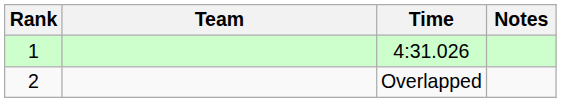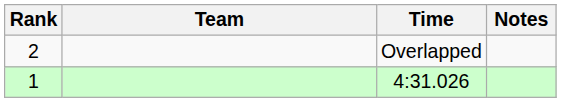rows swapped: (431, 50) <-> (431, 81)
